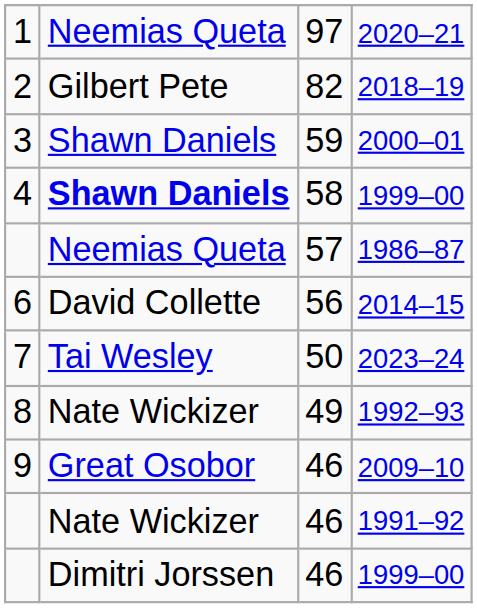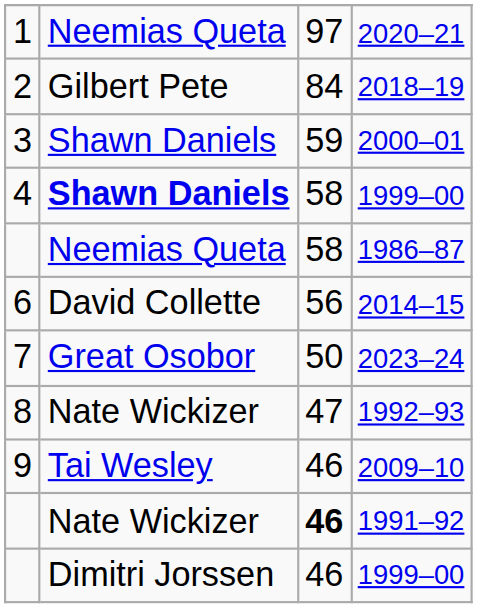(324, 85) 82 -> (324, 85) 84
(324, 248) 57 -> (324, 248) 58
(130, 357) Tai Wesley -> (152, 357) Great Osobor
(324, 411) 49 -> (324, 411) 47
(152, 466) Great Osobor -> (130, 466) Tai Wesley
(324, 520) normal -> (324, 520) bold
